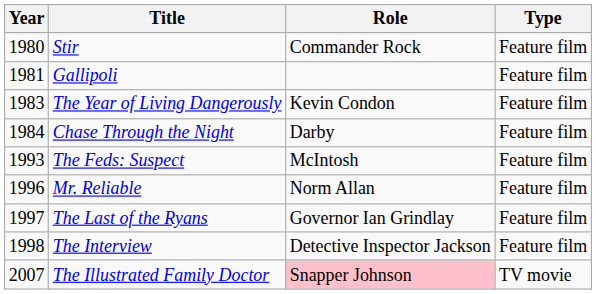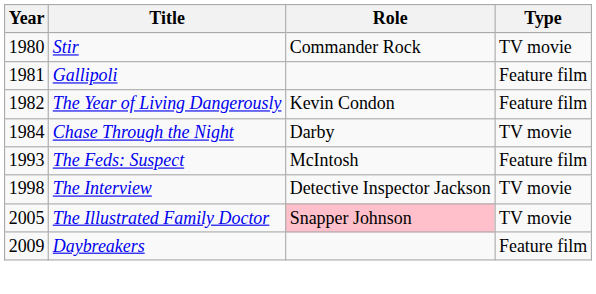(543, 47) Feature film -> (535, 47) TV movie
(27, 103) 1983 -> (27, 103) 1982
(543, 132) Feature film -> (535, 132) TV movie
- row: (97, 189)
- row: (130, 217)
(543, 246) Feature film -> (535, 189) TV movie
(27, 274) 2007 -> (27, 217) 2005
+ row: (99, 246)
